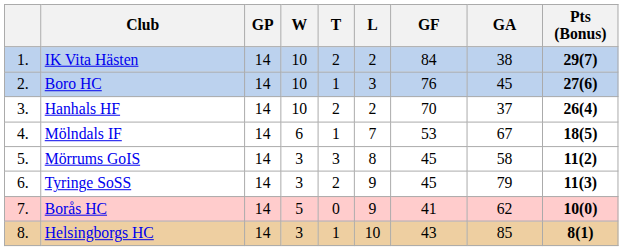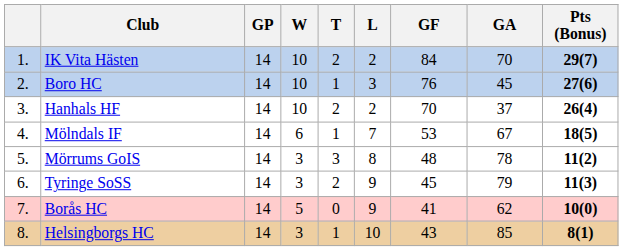(505, 59) 38 -> (505, 59) 70
(429, 158) 45 -> (429, 158) 48
(505, 158) 58 -> (505, 158) 78
